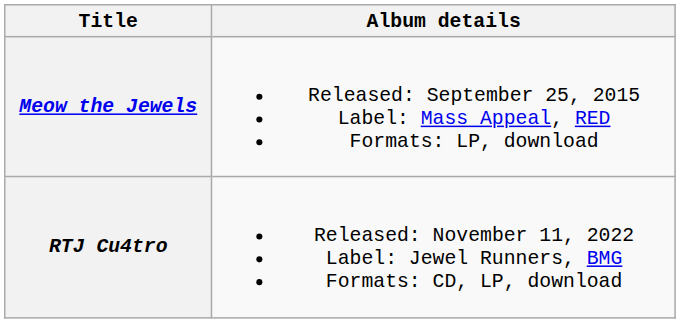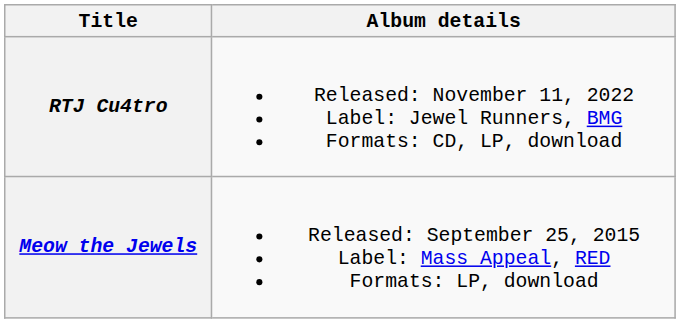rows swapped: (108, 107) <-> (108, 247)
